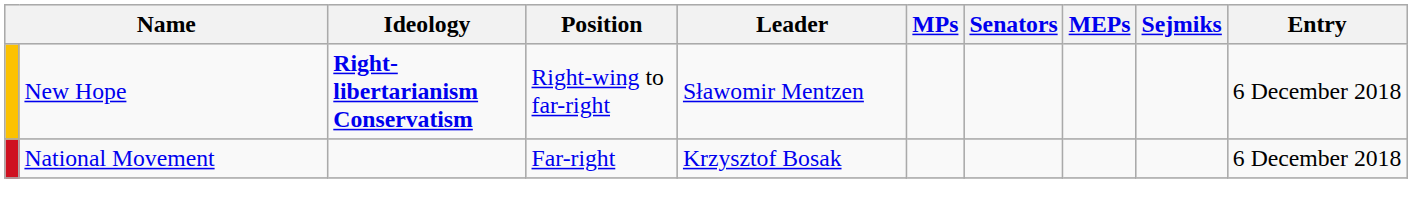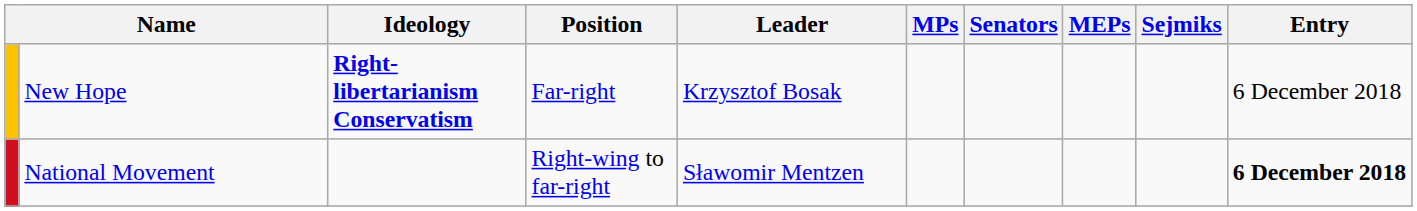(598, 91) Right-wing to far-right -> (573, 91) Far-right
(773, 91) Sławomir Mentzen -> (762, 91) Krzysztof Bosak
(573, 158) Far-right -> (598, 172) Right-wing to far-right
(762, 158) Krzysztof Bosak -> (773, 172) Sławomir Mentzen
(1317, 158) normal -> (1319, 172) bold
